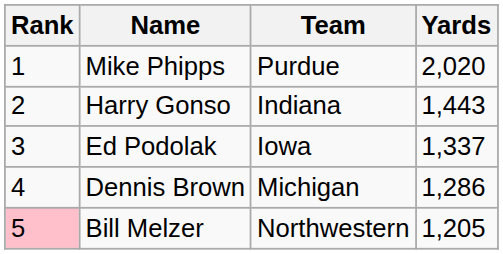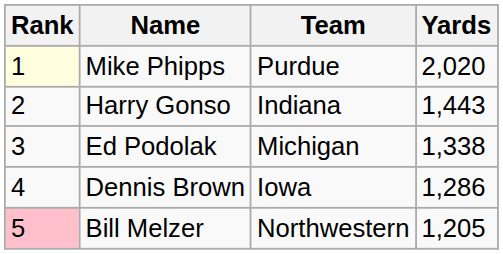(18, 66) no background -> (18, 66) lightyellow background
(284, 147) Iowa -> (308, 147) Michigan
(453, 147) 1,337 -> (453, 147) 1,338
(308, 188) Michigan -> (284, 188) Iowa
